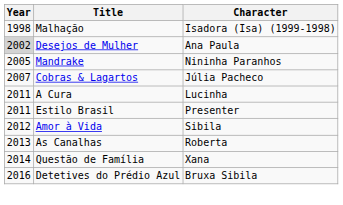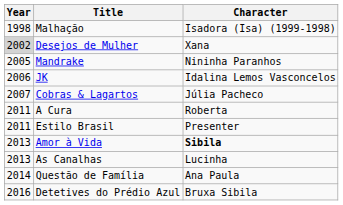(212, 45) Ana Paula -> (197, 45) Xana
+ row: (42, 78)
(206, 94) Lucinha -> (206, 110) Roberta
(19, 127) 2012 -> (19, 143) 2013
(203, 127) normal -> (203, 143) bold
(206, 143) Roberta -> (206, 159) Lucinha
(197, 159) Xana -> (212, 176) Ana Paula
